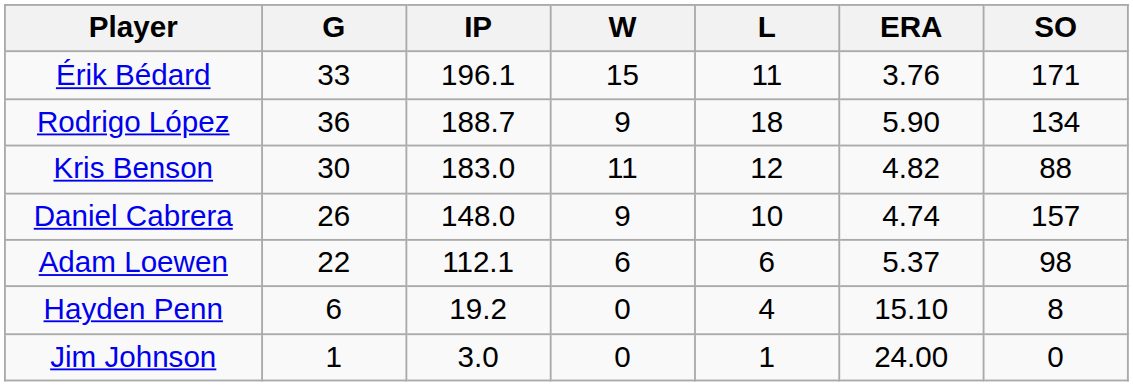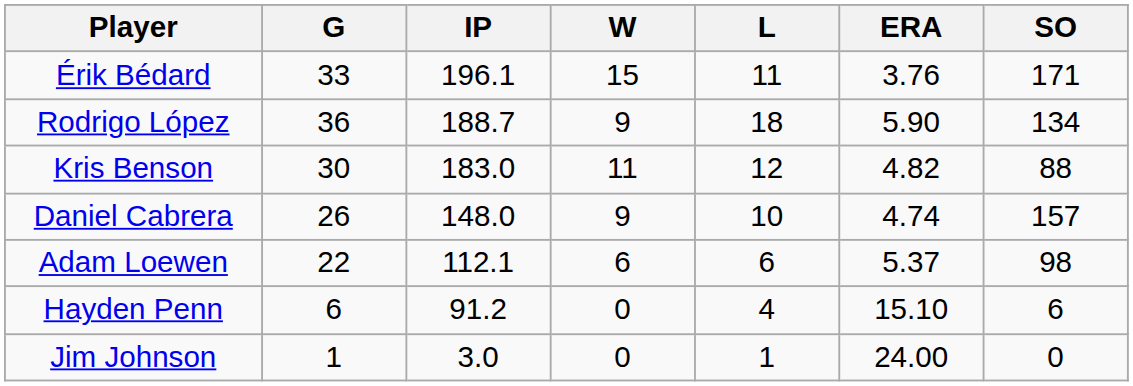(478, 309) 19.2 -> (478, 309) 91.2
(1056, 309) 8 -> (1056, 309) 6
